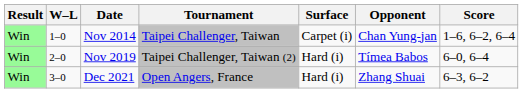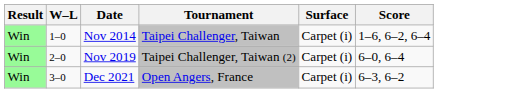- column: (398, 14)
(323, 56) Hard (i) -> (327, 56) Carpet (i)
(323, 77) Hard (i) -> (327, 77) Carpet (i)
